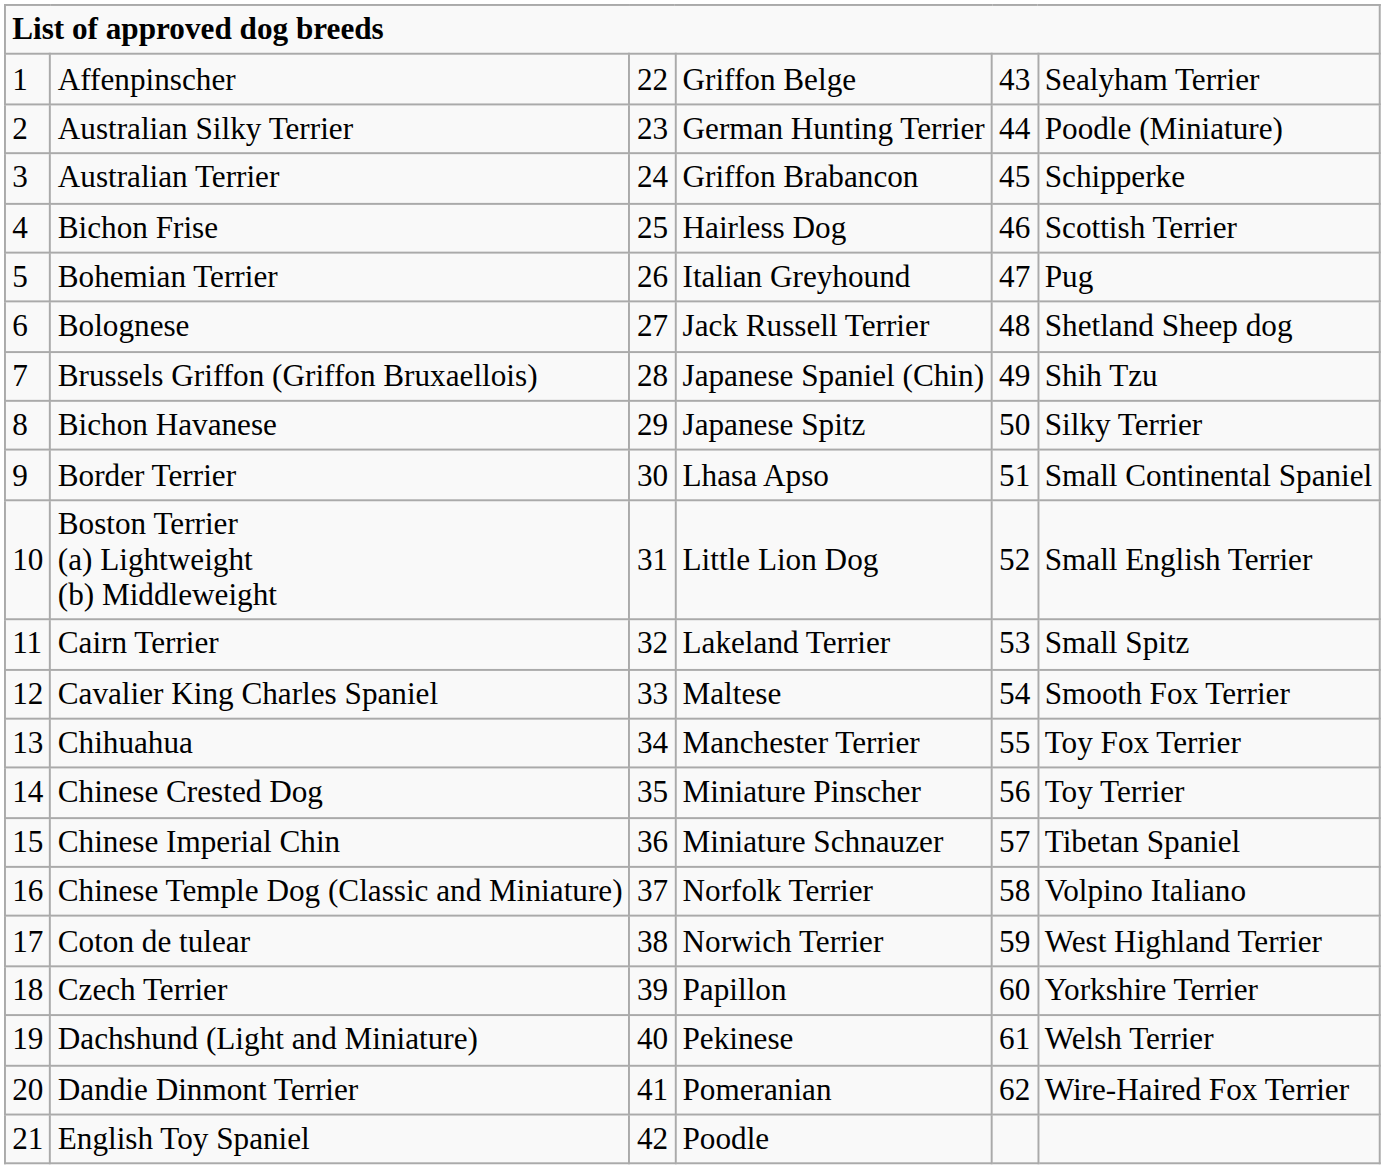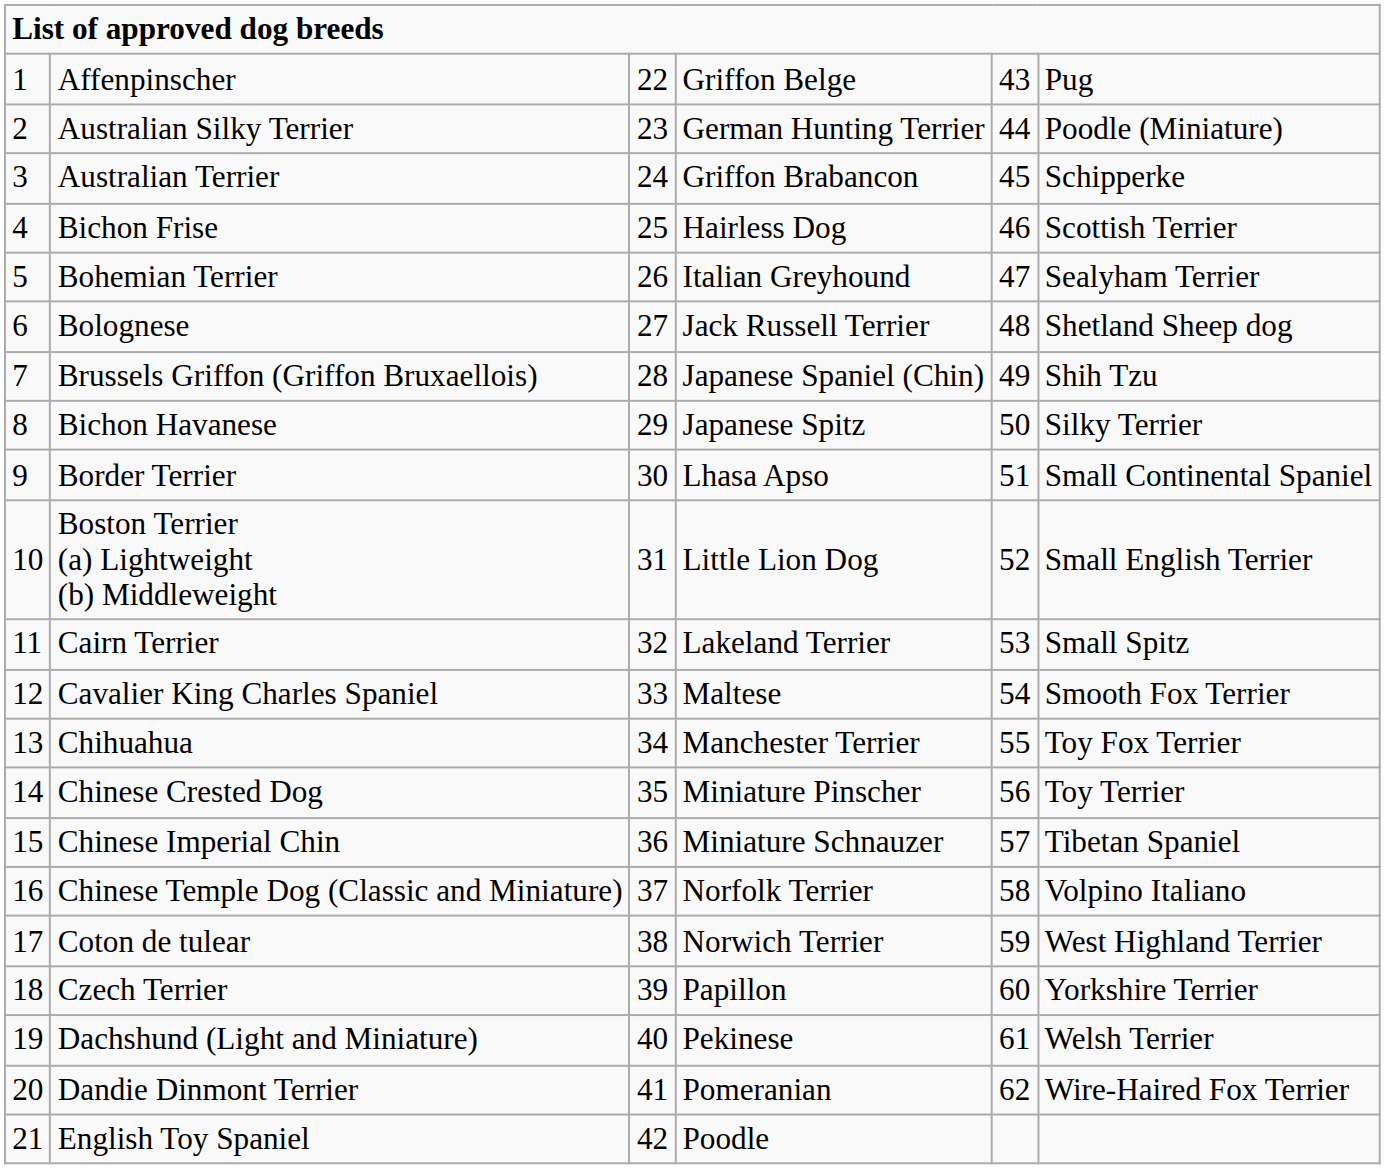(1152, 78) Sealyham Terrier -> (1069, 78) Pug
(1069, 276) Pug -> (1152, 276) Sealyham Terrier
